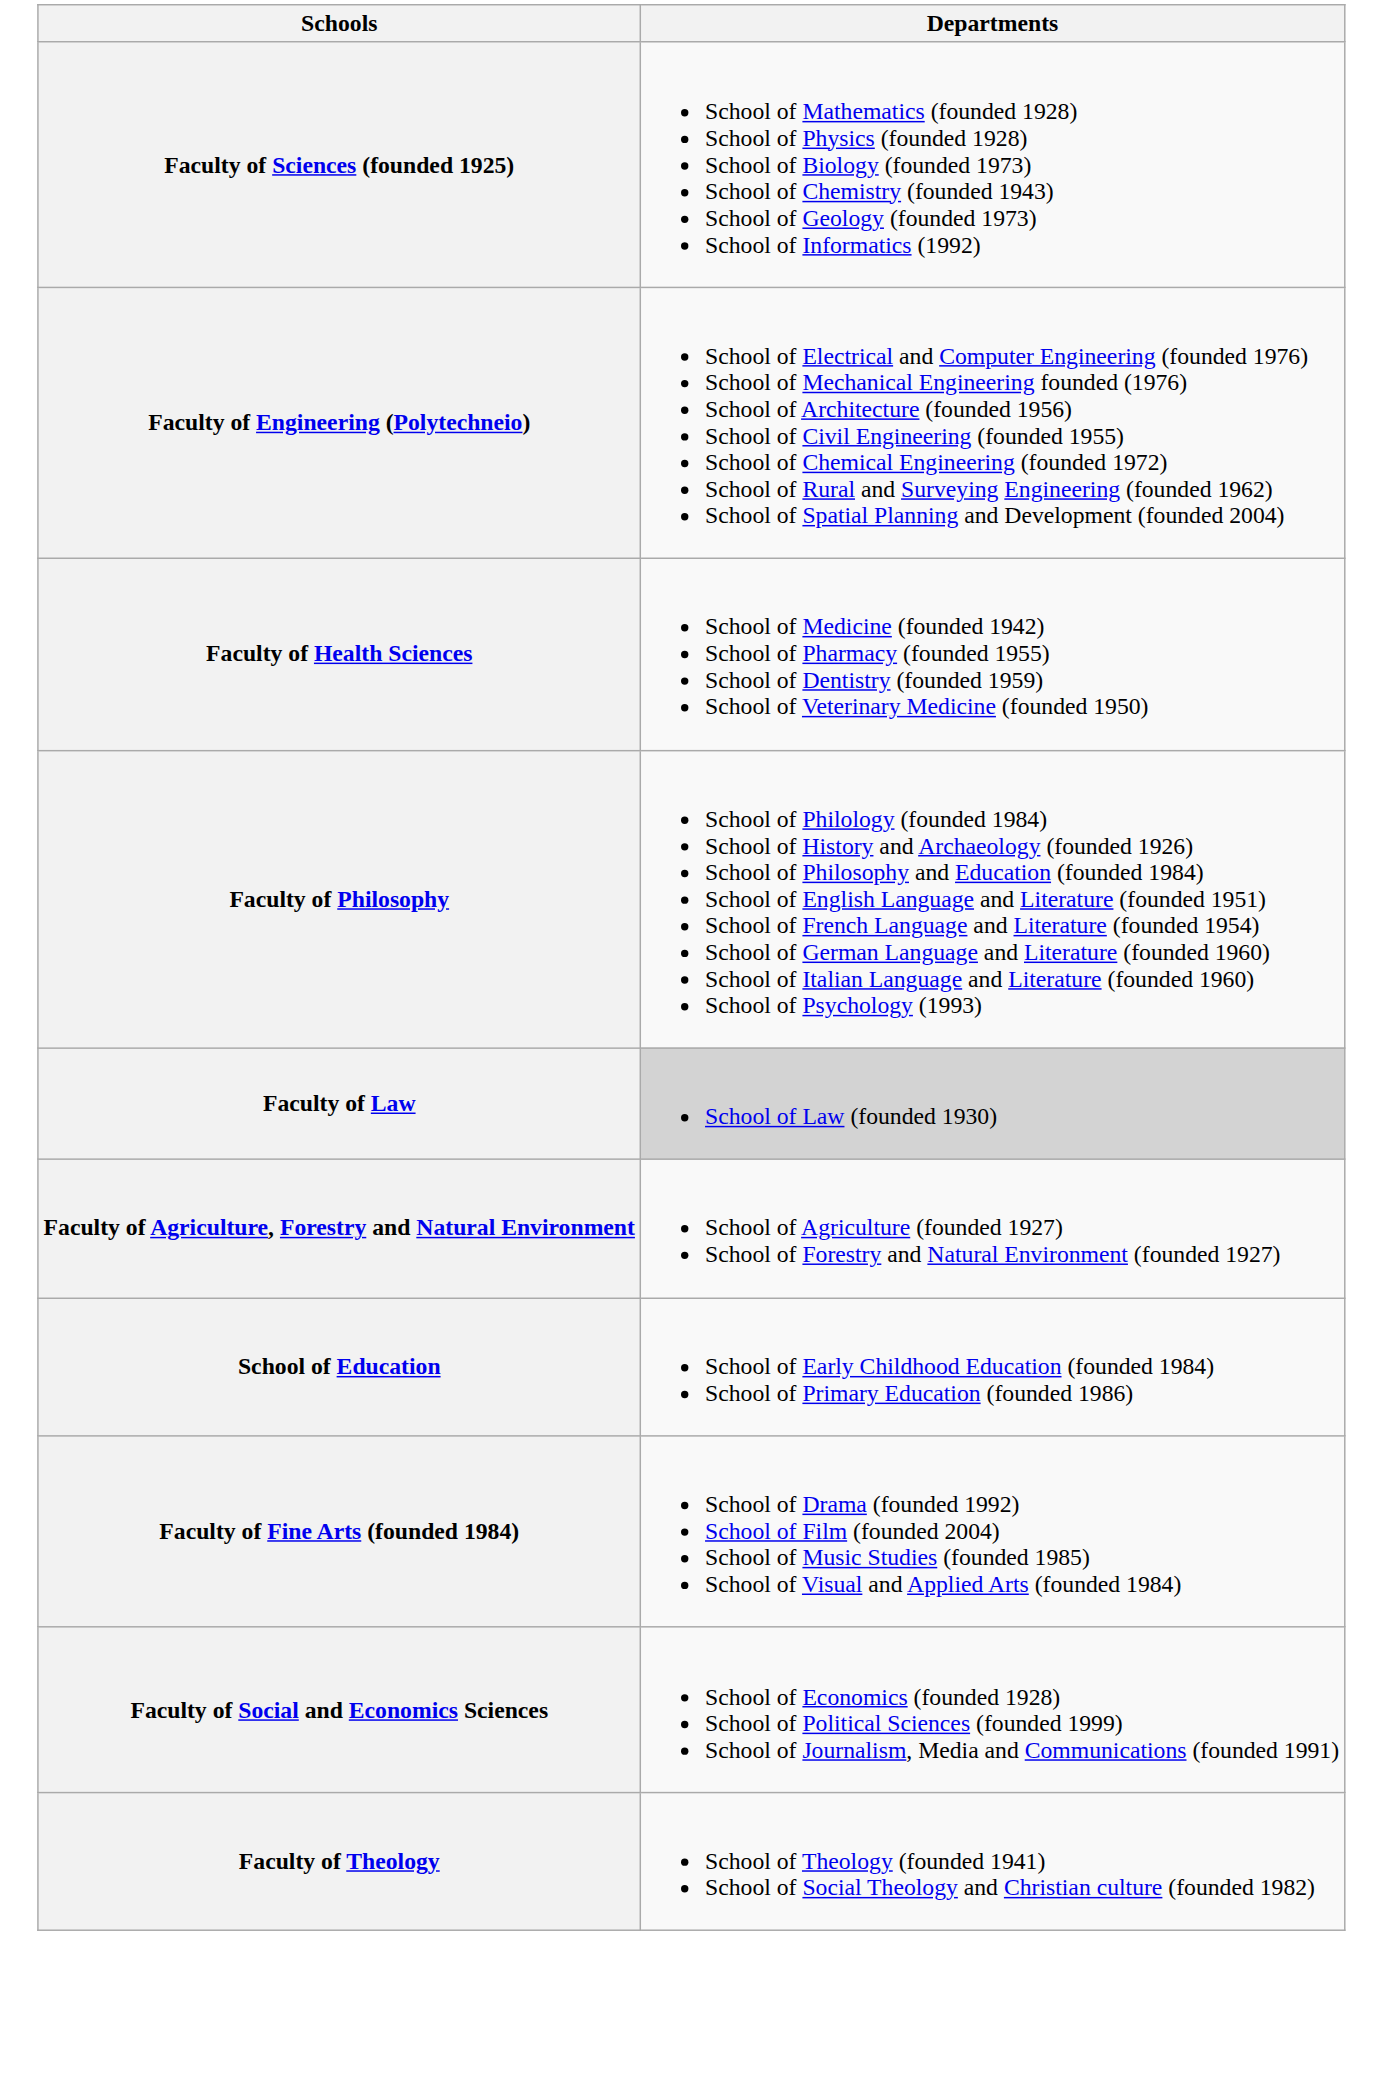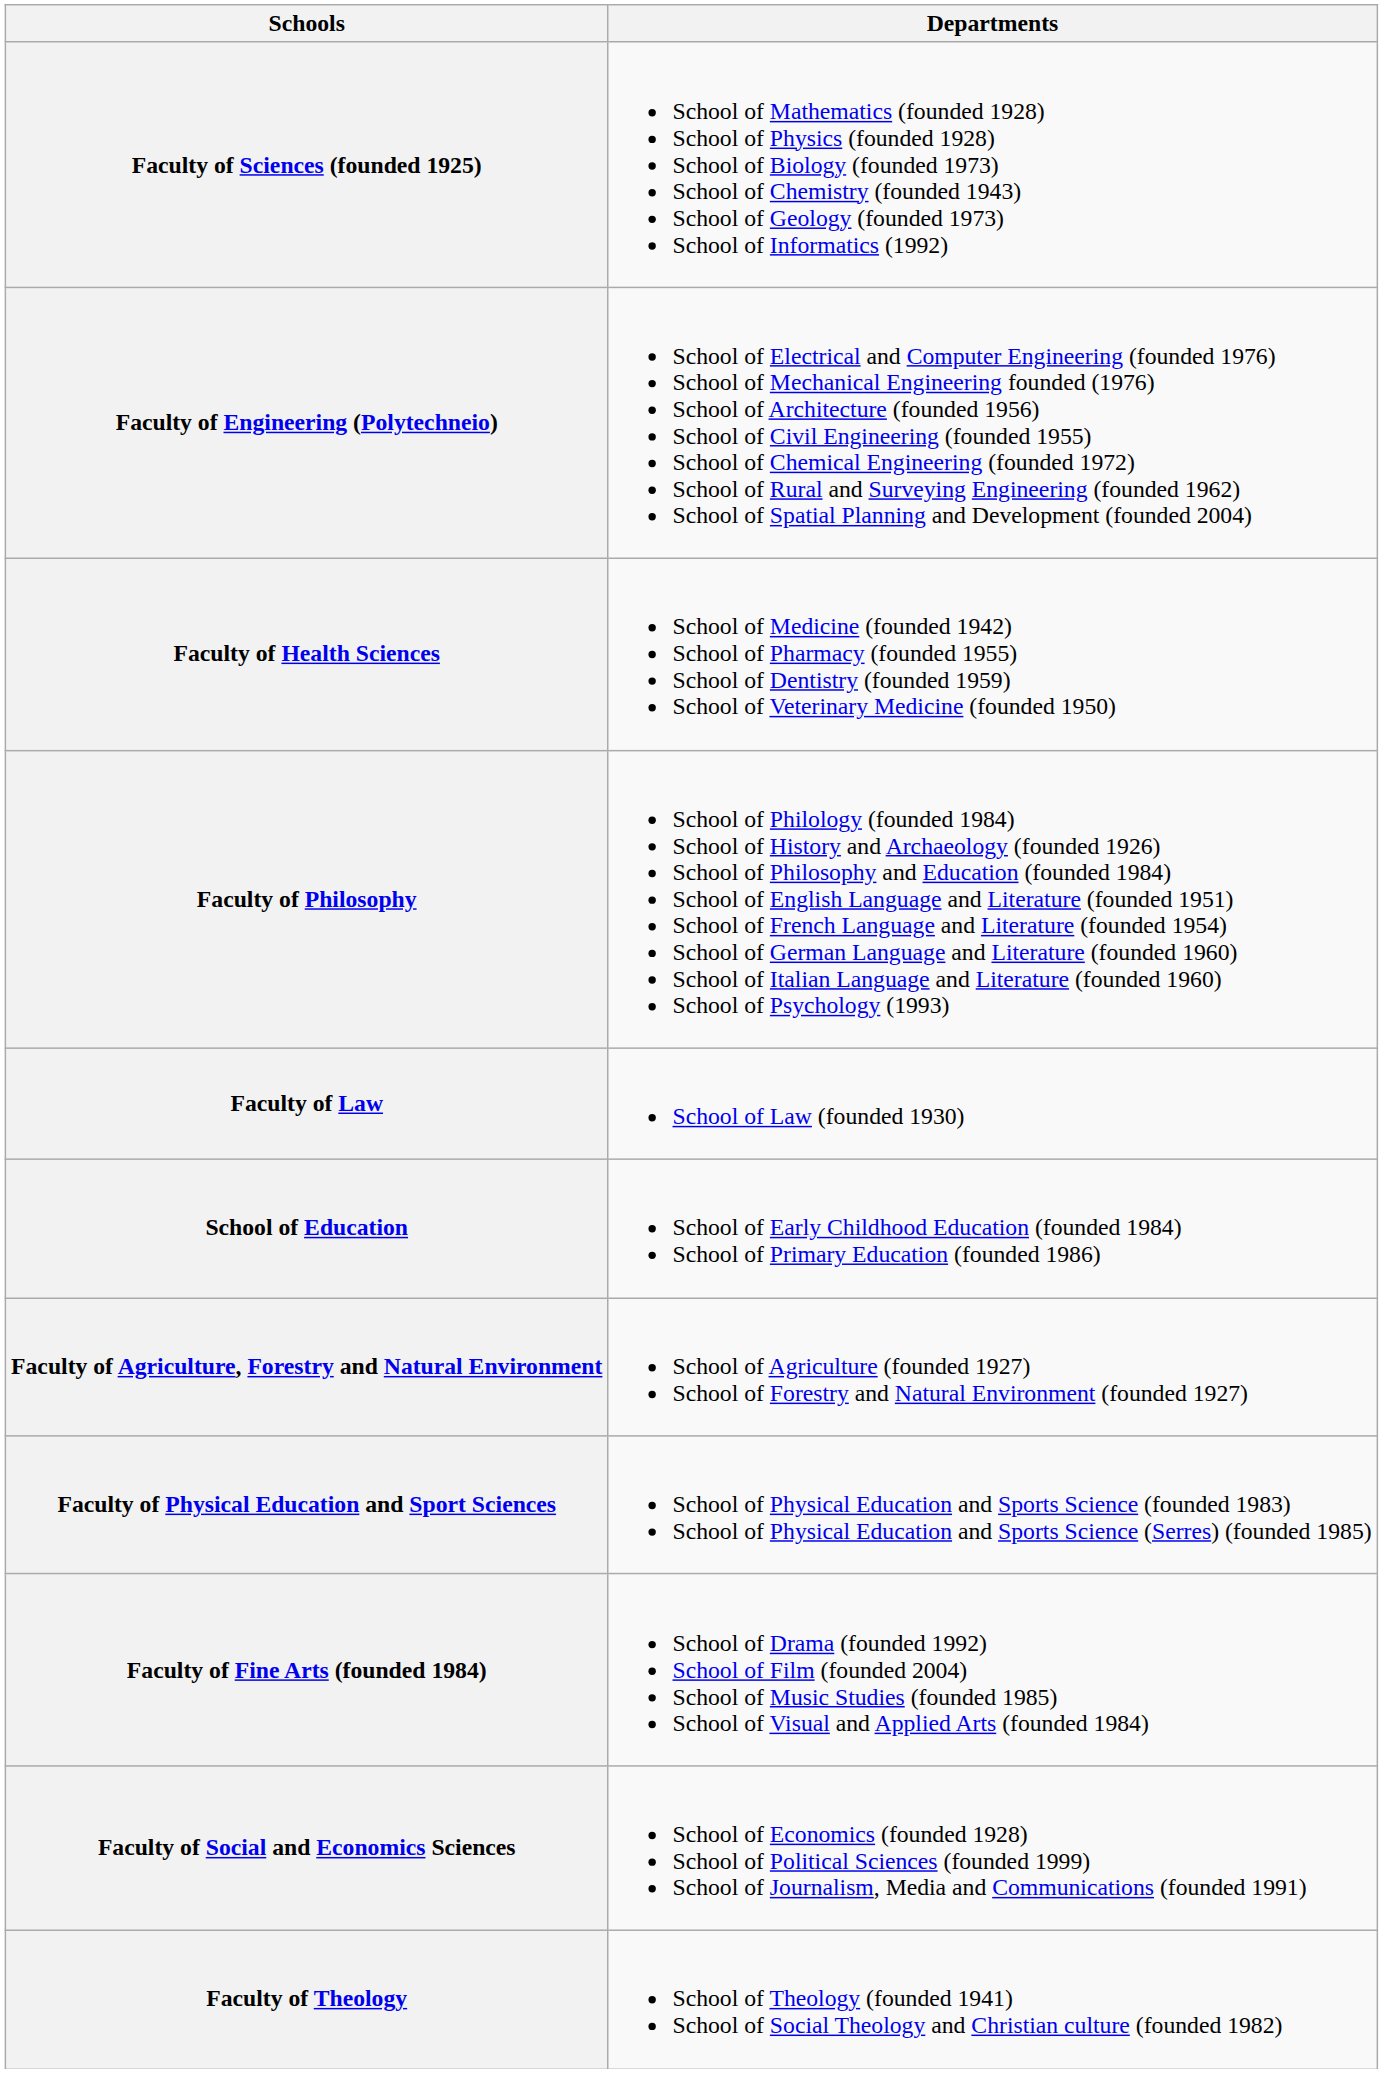(992, 1117) lightgrey background -> (992, 1117) no background
rows swapped: (339, 1228) <-> (339, 1366)
+ row: (307, 1504)
